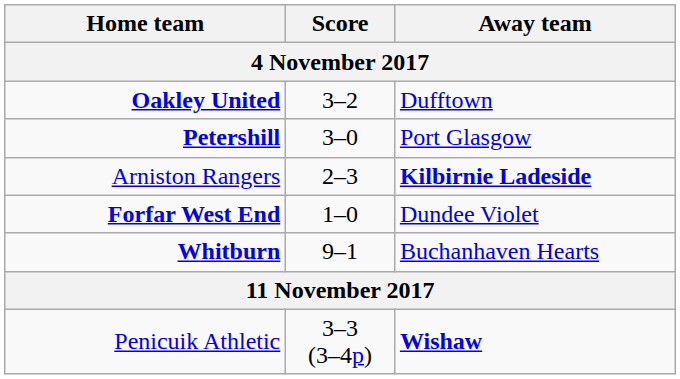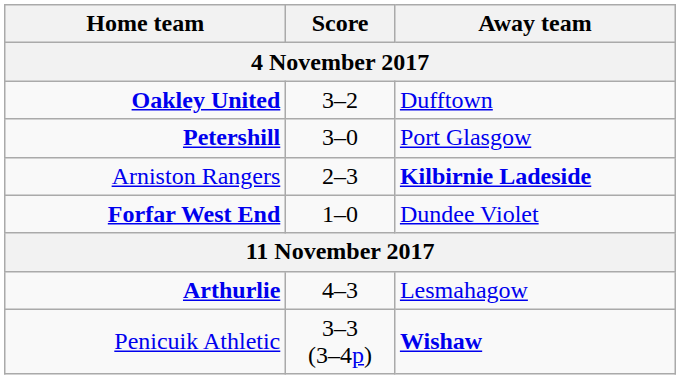- row: (229, 251)
+ row: (232, 289)
